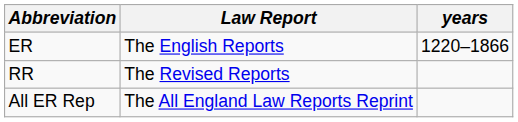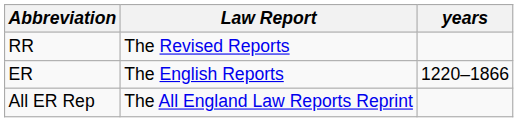rows swapped: (21, 46) <-> (21, 74)
